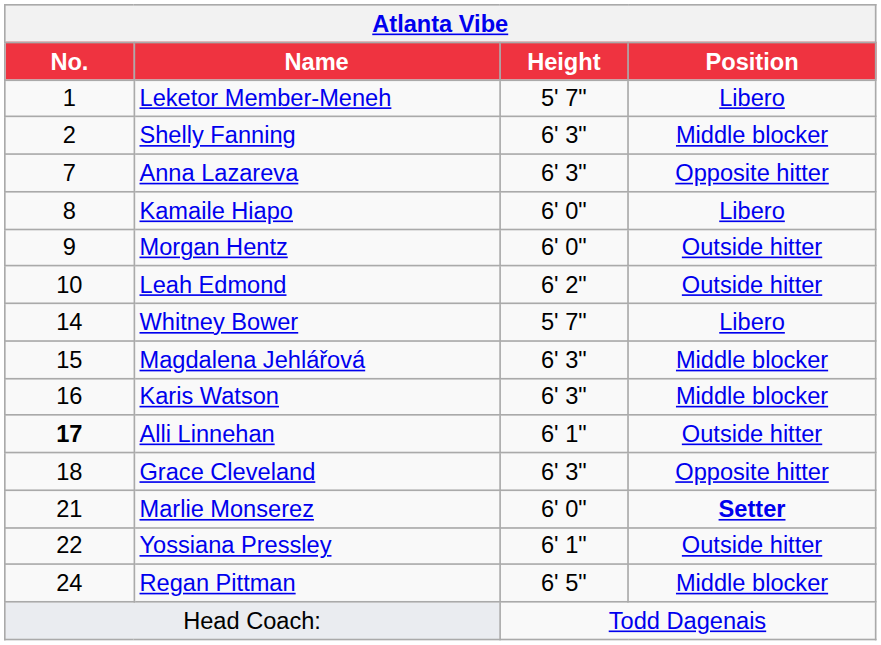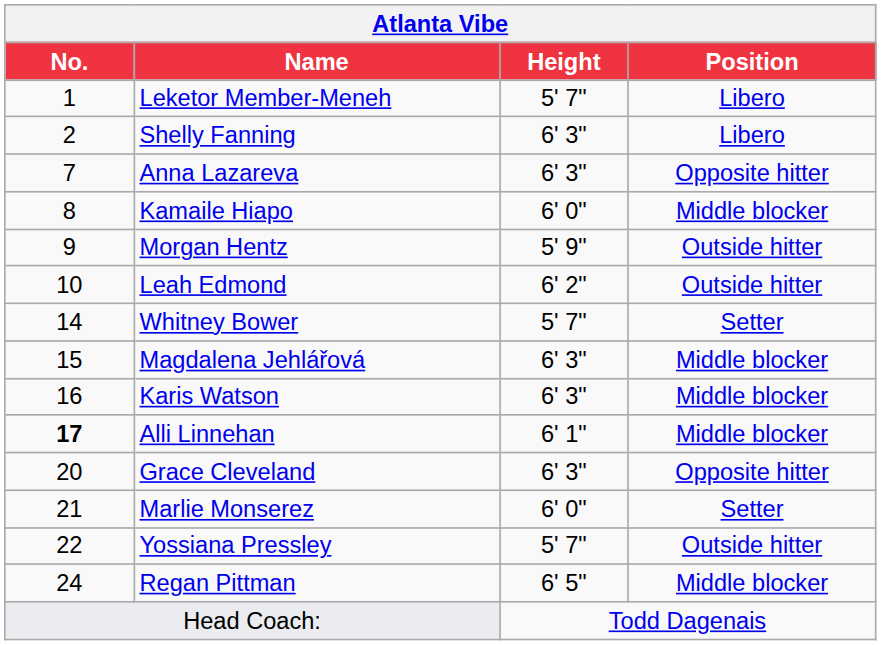(752, 136) Middle blocker -> (752, 136) Libero
(752, 210) Libero -> (752, 210) Middle blocker
(564, 248) 6' 0" -> (564, 248) 5' 9"
(752, 322) Libero -> (752, 322) Setter
(752, 434) Outside hitter -> (752, 434) Middle blocker
(69, 472) 18 -> (69, 472) 20
(752, 509) bold -> (752, 509) normal
(564, 546) 6' 1" -> (564, 546) 5' 7"
